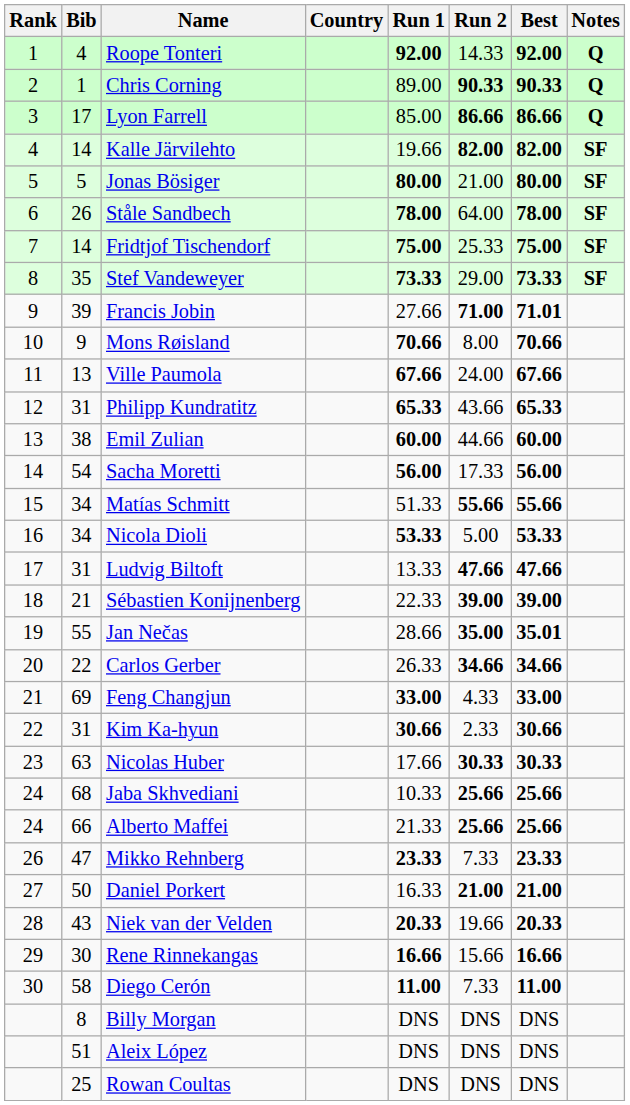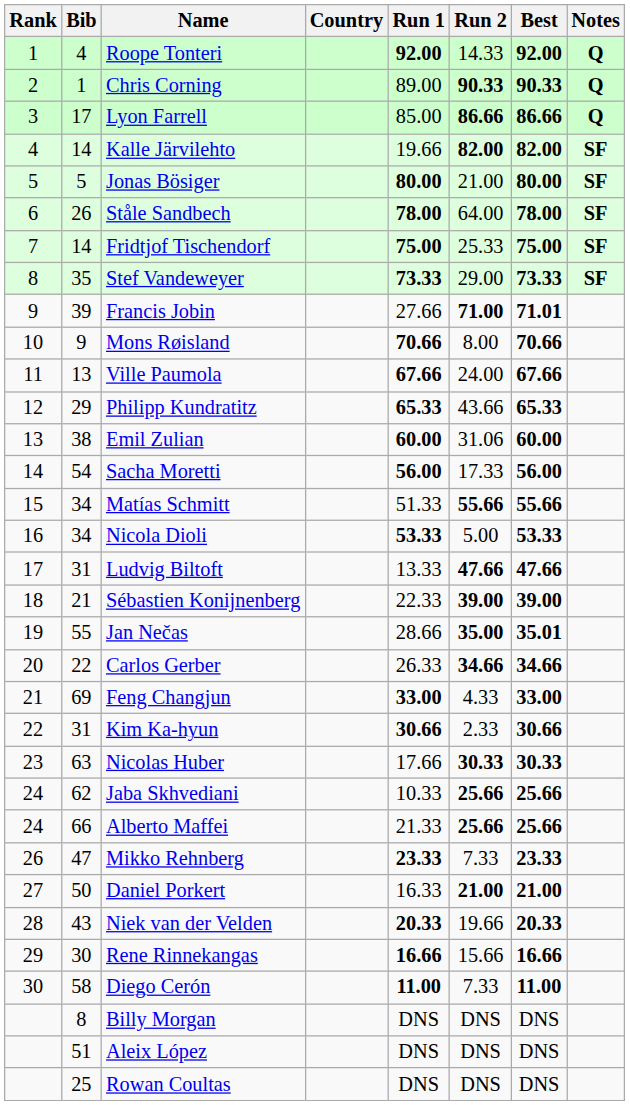(81, 407) 31 -> (81, 407) 29
(481, 439) 44.66 -> (481, 439) 31.06
(81, 794) 68 -> (81, 794) 62
